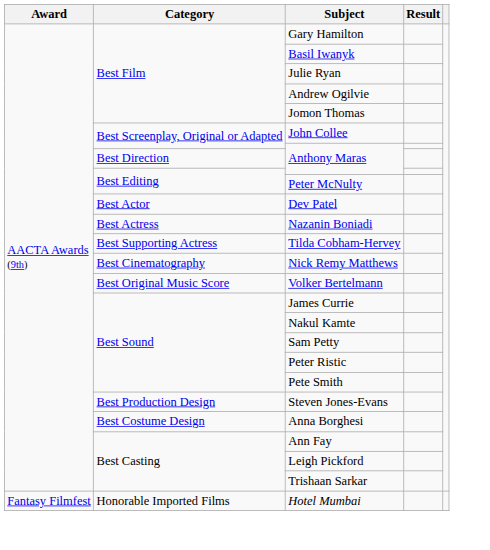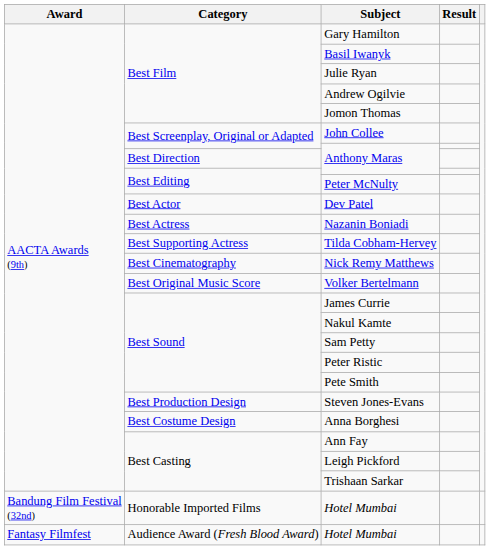(49, 500) Fantasy Filmfest -> (64, 507) Bandung Film Festival (32nd)
+ row: (223, 534)
